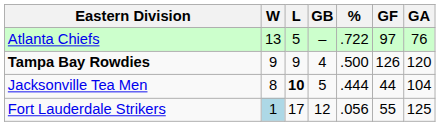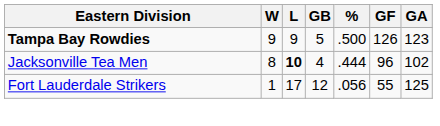- row: (54, 39)
(322, 62) 4 -> (320, 39) 5
(419, 62) 120 -> (417, 39) 123
(322, 86) 5 -> (320, 62) 4
(388, 86) 44 -> (385, 62) 96
(419, 86) 104 -> (417, 62) 102
(273, 109) lightblue background -> (272, 86) no background
